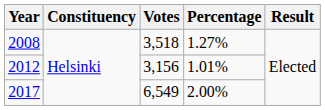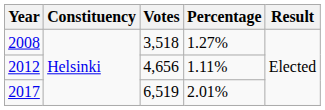(161, 67) 3,156 -> (161, 67) 4,656
(207, 67) 1.01% -> (207, 67) 1.11%
(161, 92) 6,549 -> (161, 92) 6,519
(207, 92) 2.00% -> (207, 92) 2.01%
